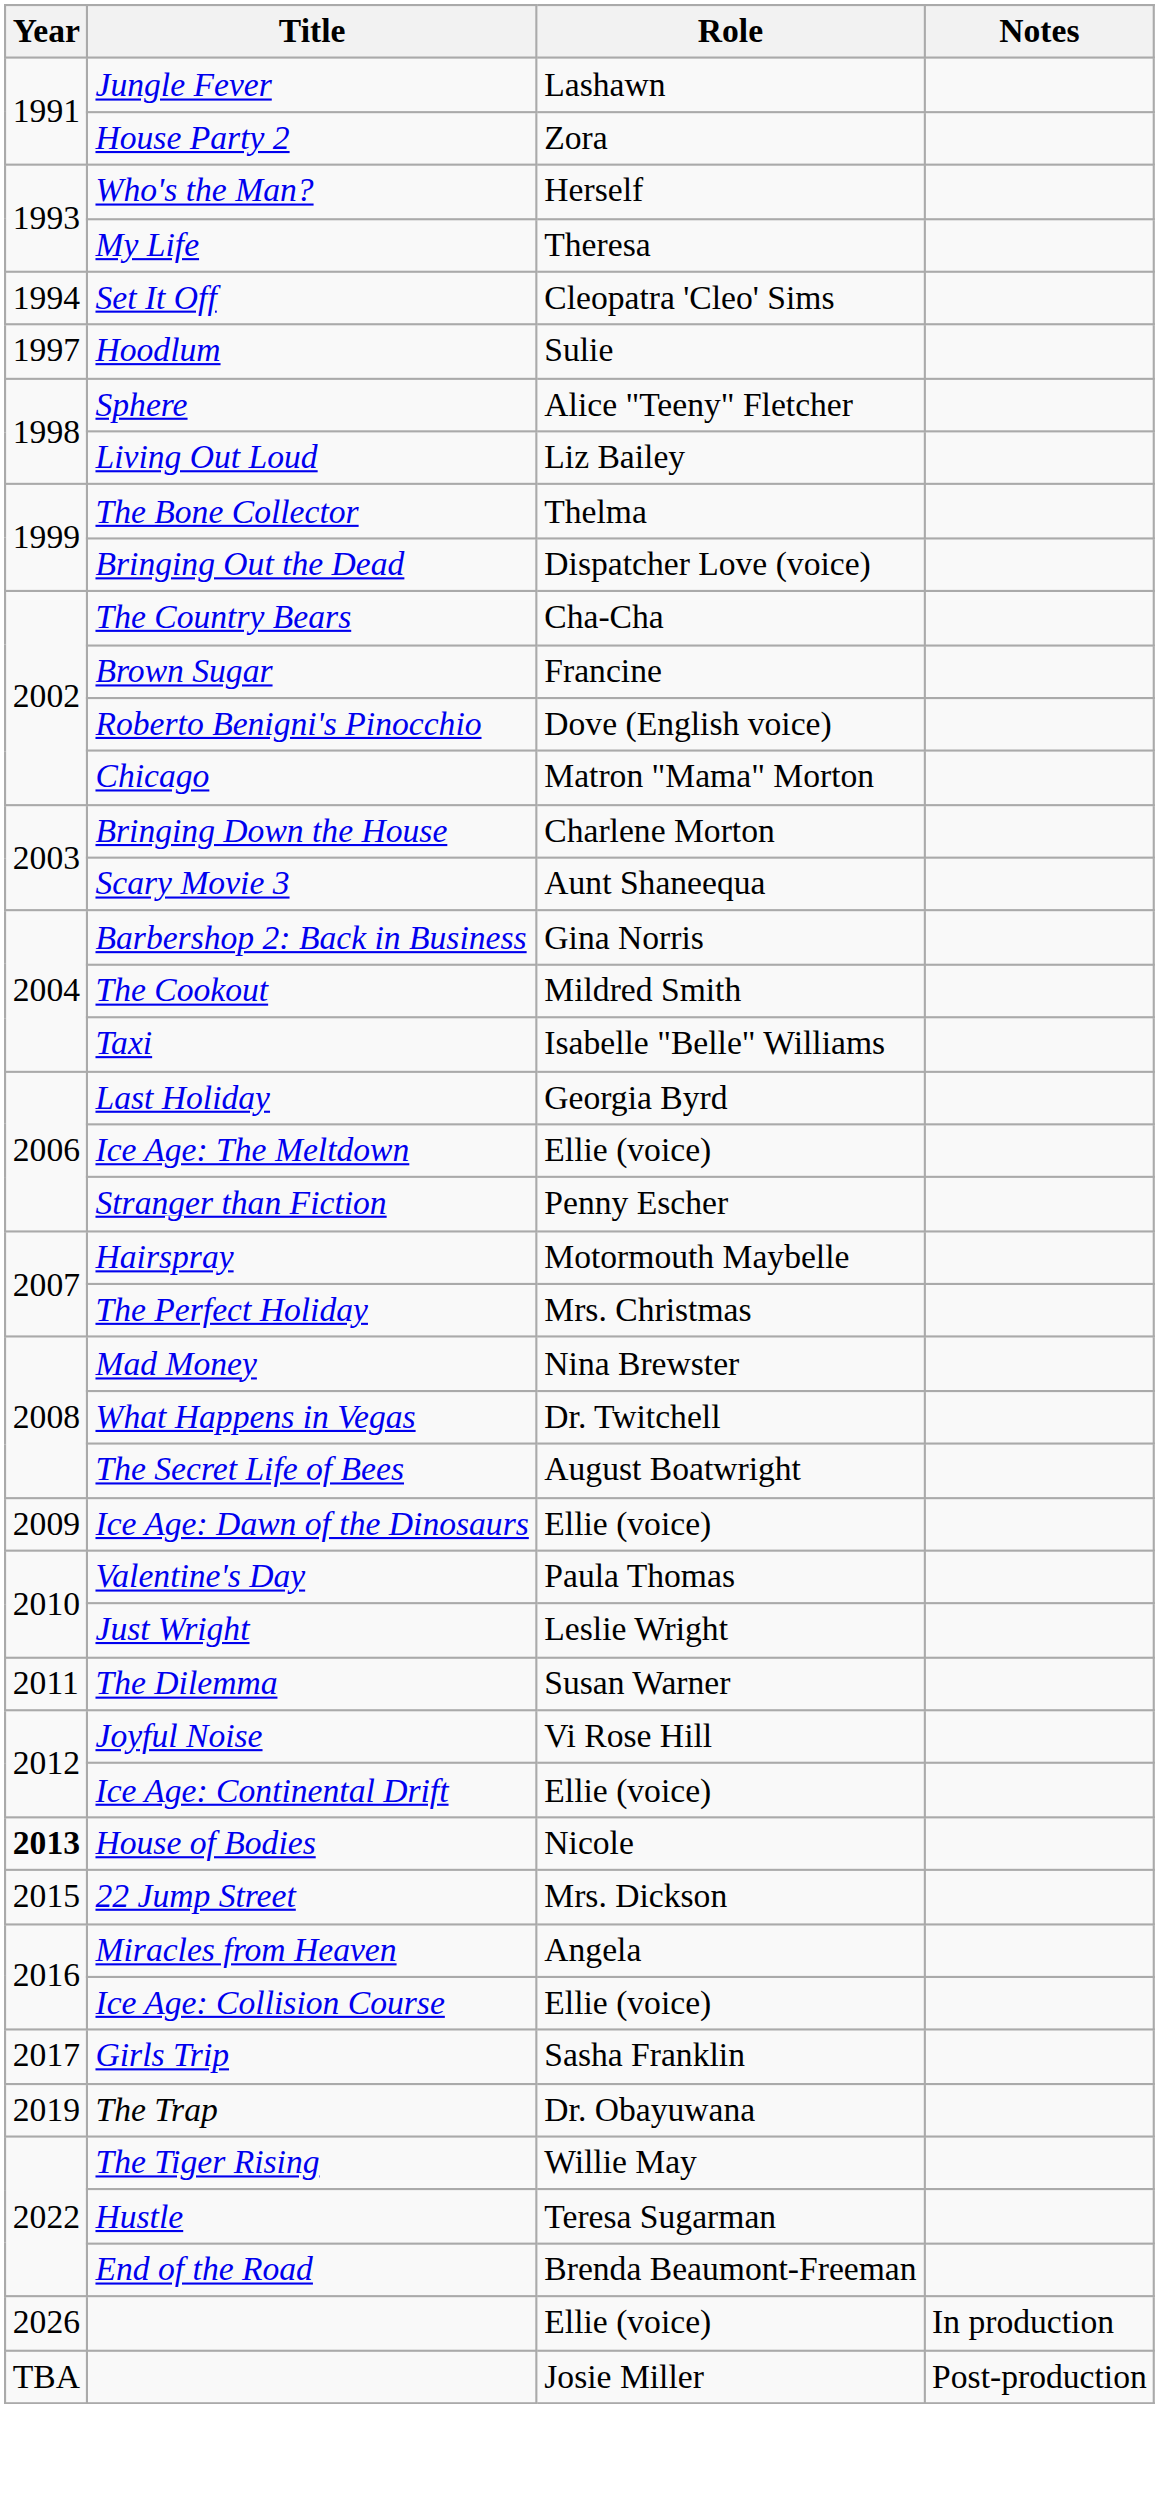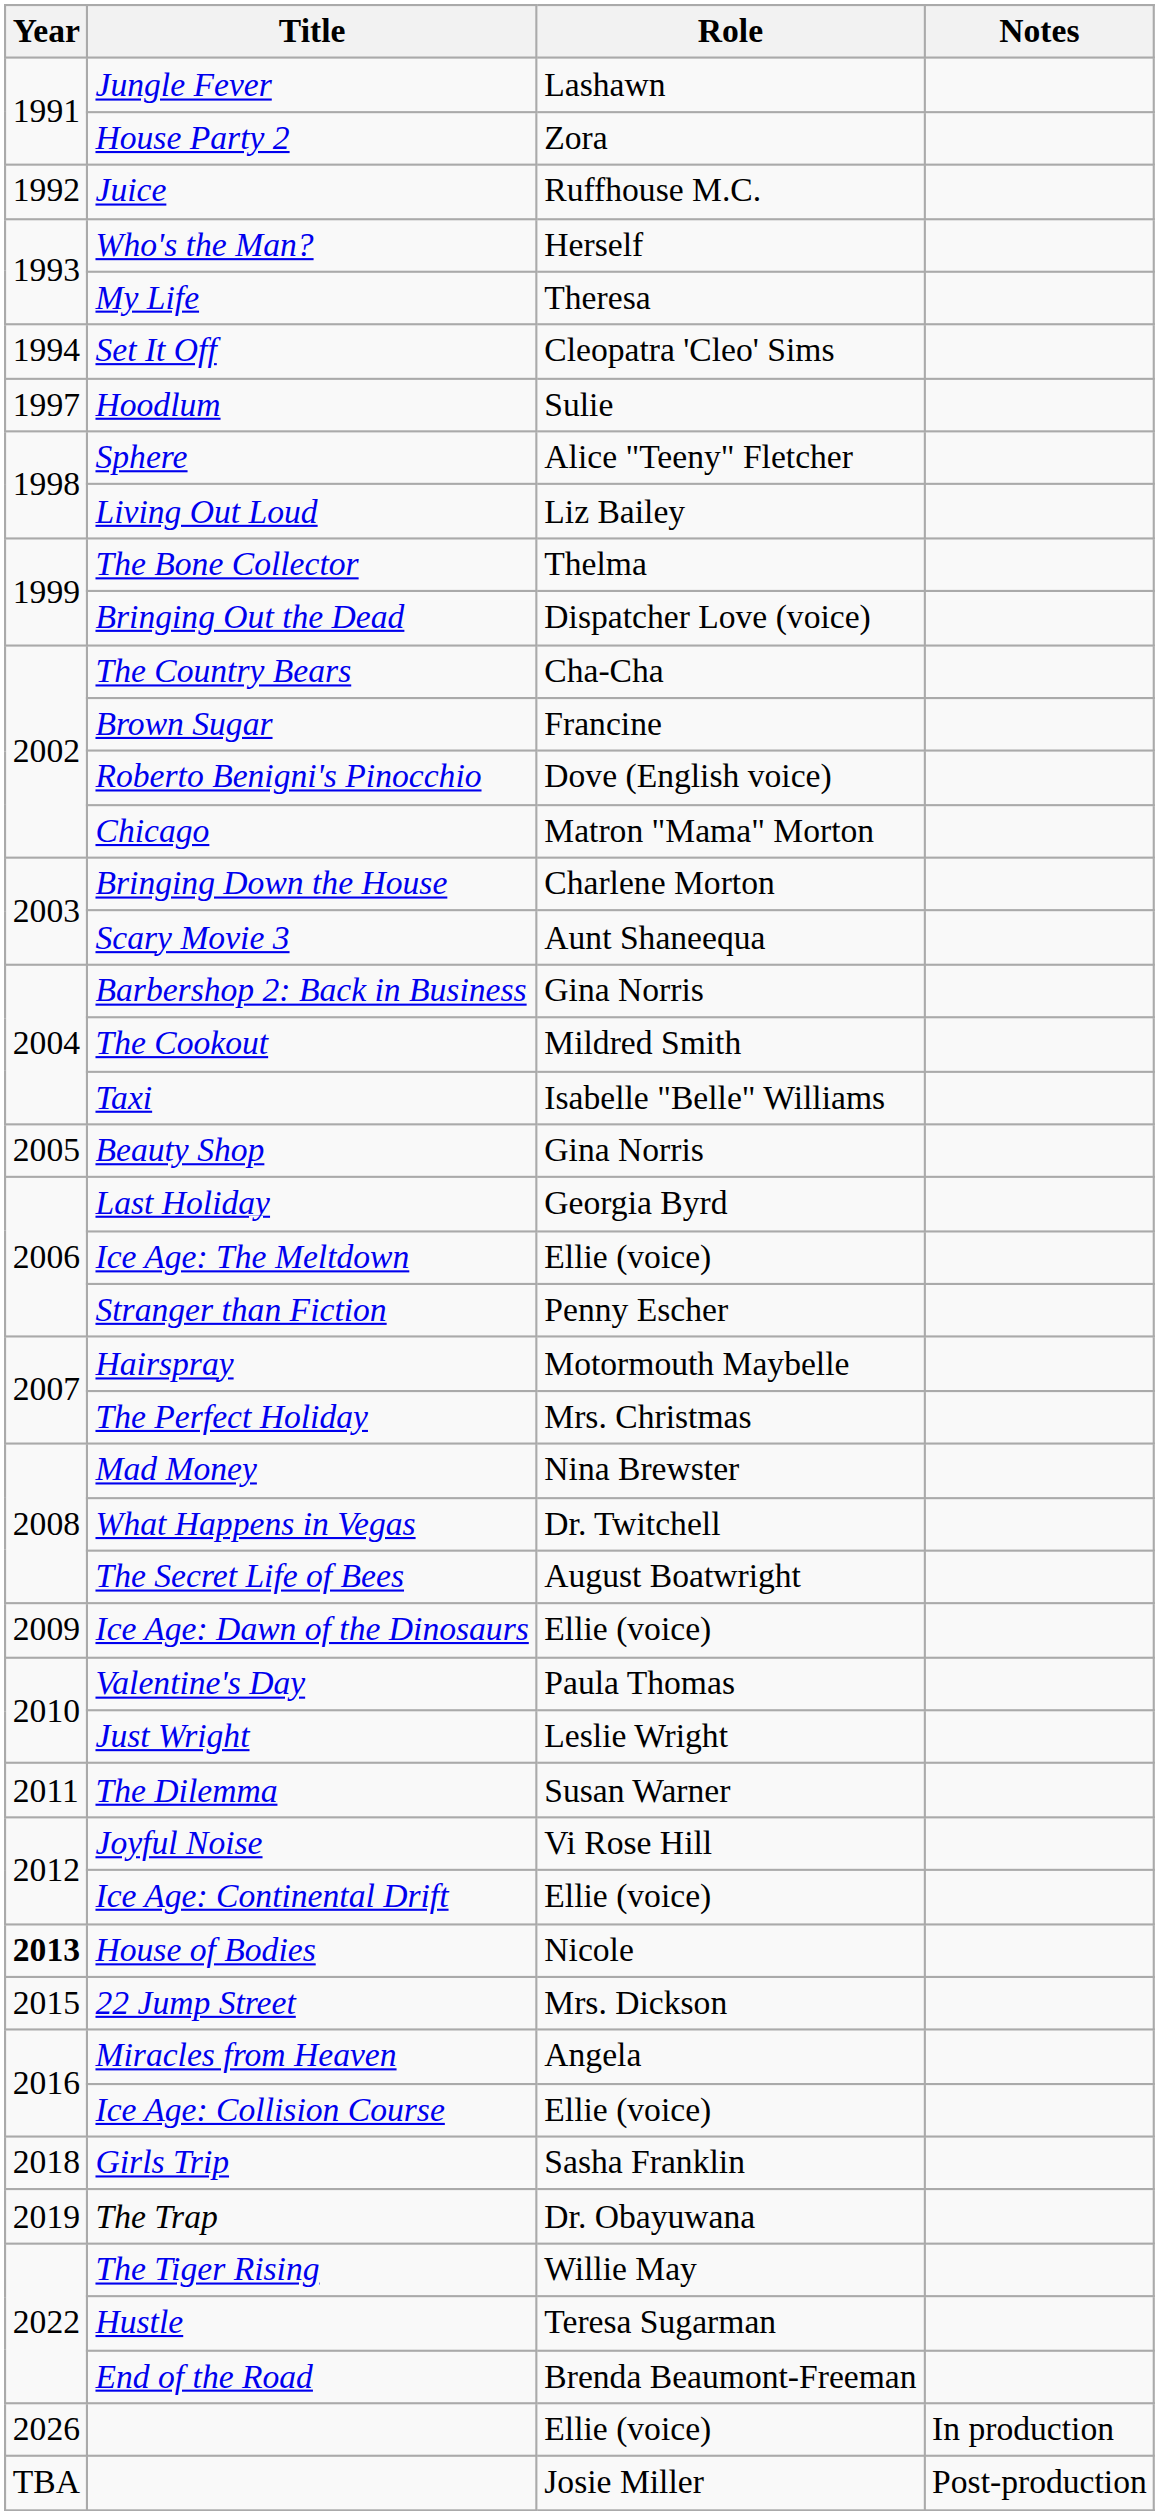+ row: (131, 191)
+ row: (180, 1150)
(46, 2056) 2017 -> (46, 2162) 2018
